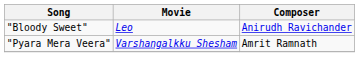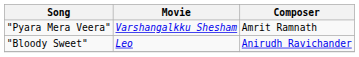rows swapped: (47, 28) <-> (59, 44)
